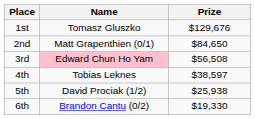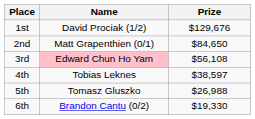(104, 28) Tomasz Gluszko -> (104, 28) David Prociak (1/2)
(209, 59) $56,508 -> (209, 59) $56,108
(104, 91) David Prociak (1/2) -> (104, 91) Tomasz Gluszko
(209, 91) $25,938 -> (209, 91) $26,988
